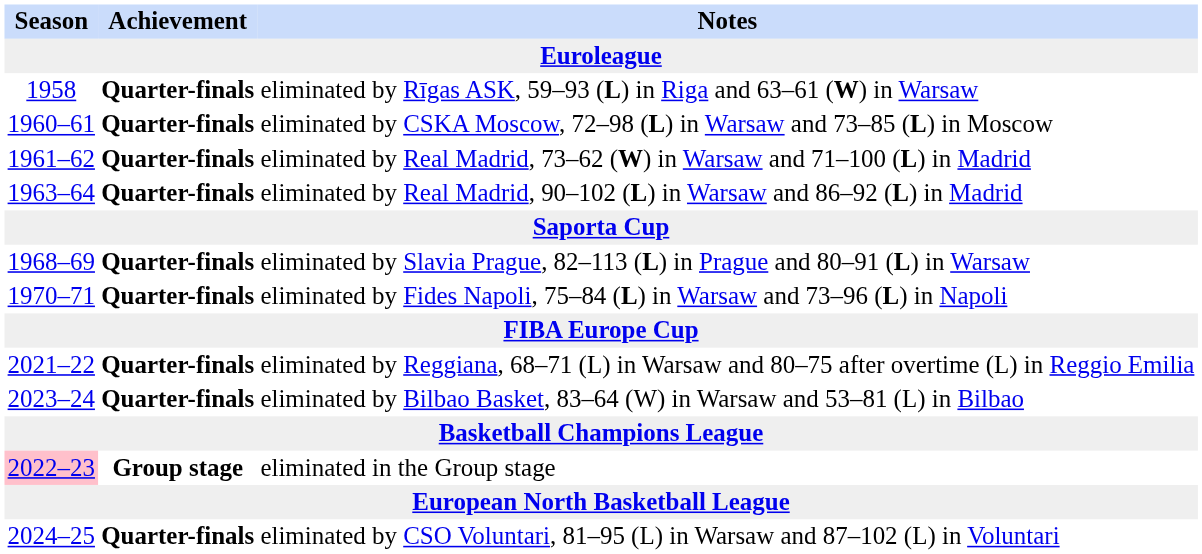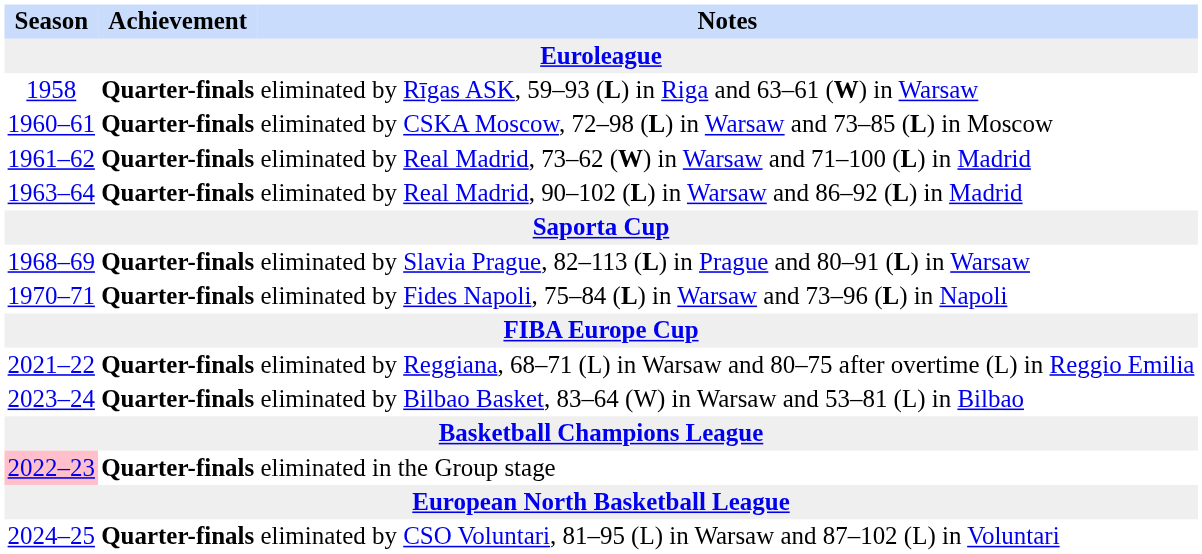(178, 467) Group stage -> (178, 467) Quarter-finals
